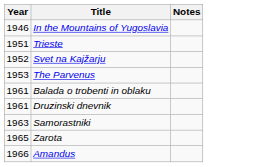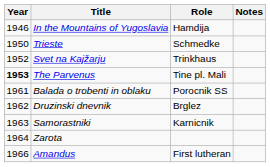+ column: (202, 12)
(18, 43) 1951 -> (18, 43) 1950
(18, 75) normal -> (18, 75) bold
(18, 106) 1961 -> (18, 106) 1962
(18, 138) 1965 -> (18, 138) 1964
